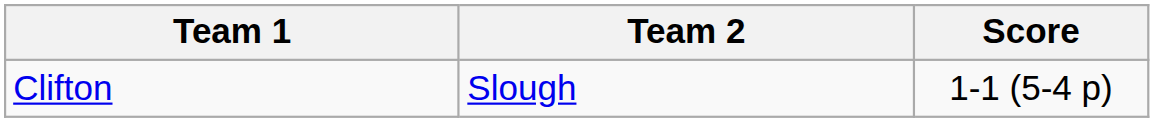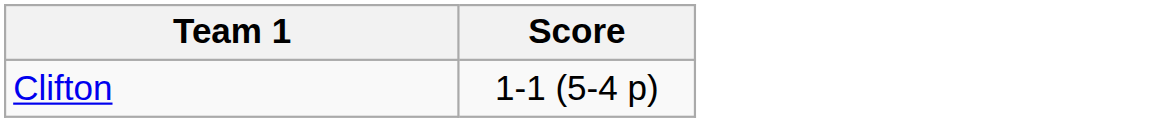- column: (686, 32)
